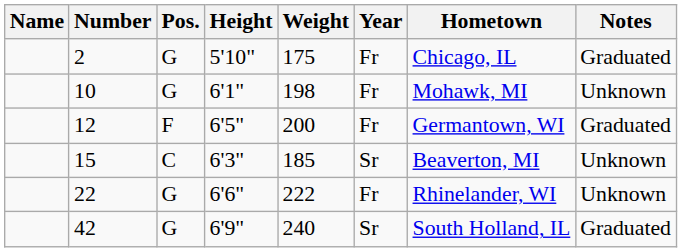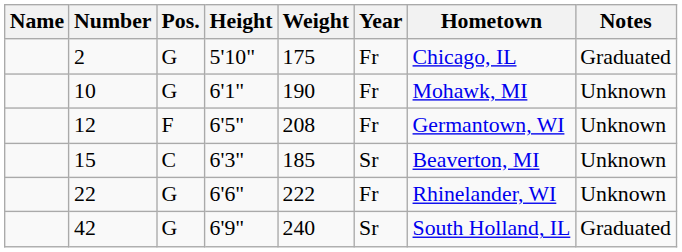(299, 90) 198 -> (299, 90) 190
(299, 125) 200 -> (299, 125) 208
(626, 125) Graduated -> (623, 125) Unknown
